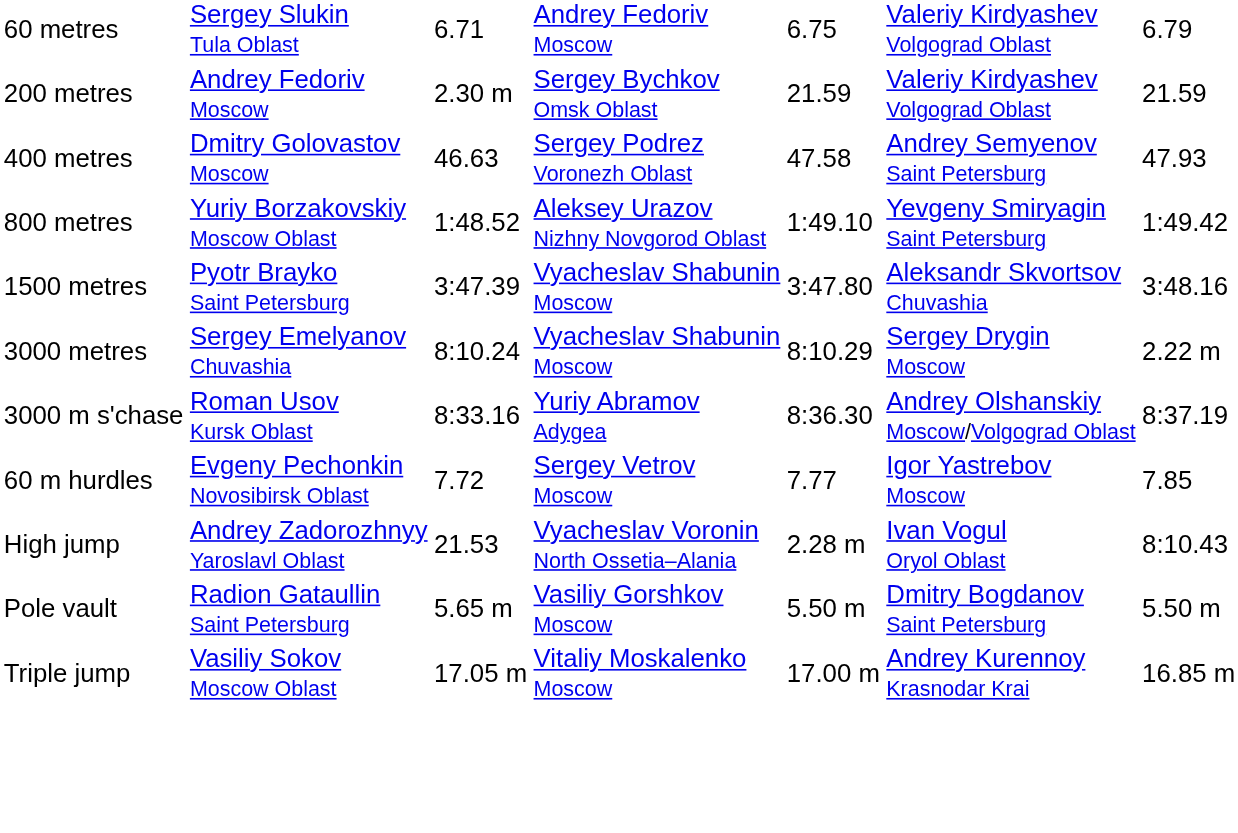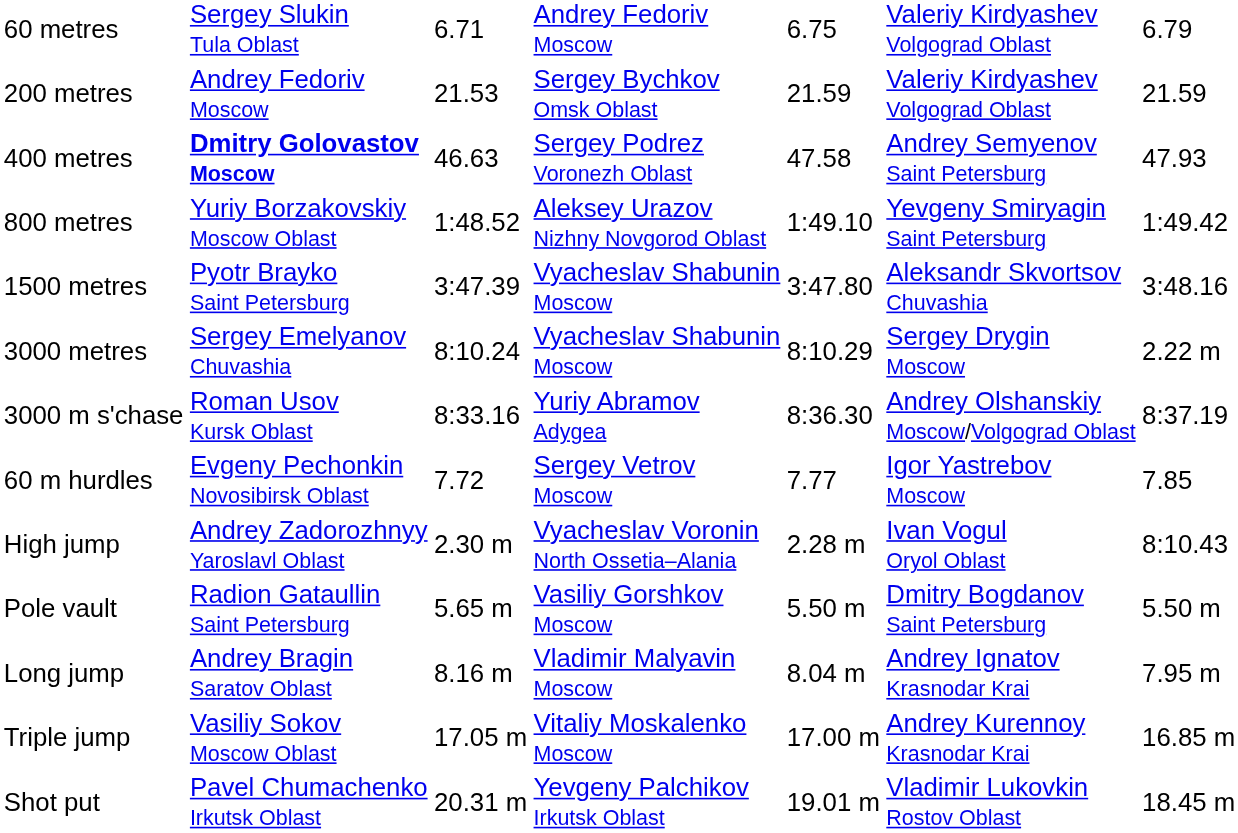(473, 93) 2.30 m -> (466, 93) 21.53
(295, 158) normal -> (304, 158) bold
(466, 544) 21.53 -> (473, 544) 2.30 m
+ row: (64, 673)
+ row: (52, 802)
